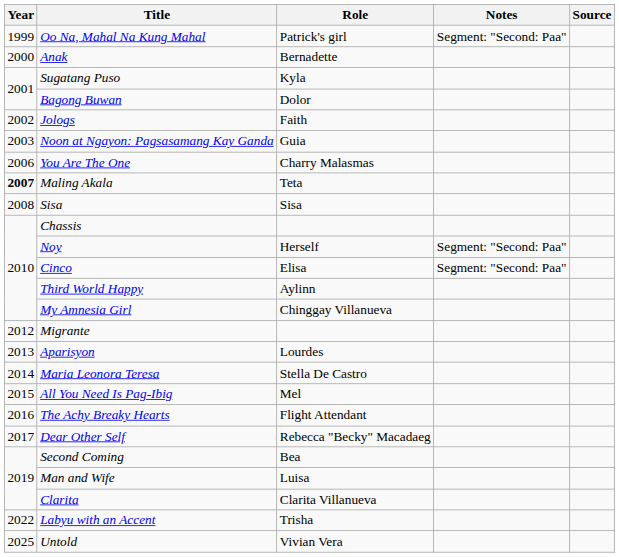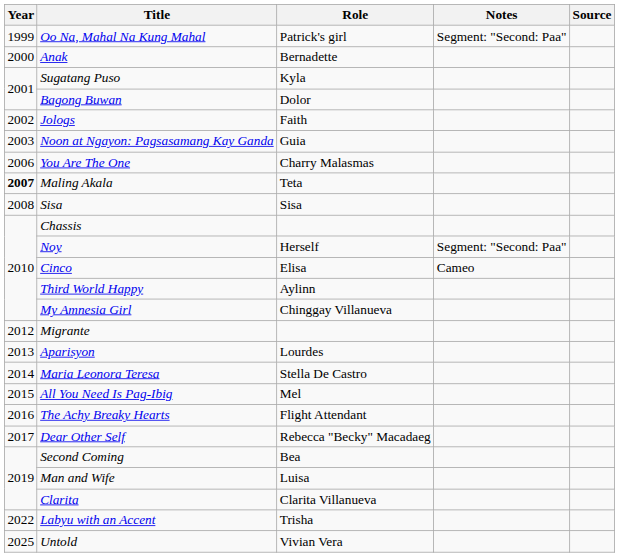(502, 267) Segment: "Second: Paa" -> (456, 267) Cameo
